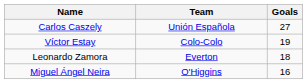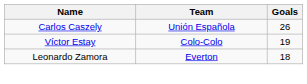(285, 27) 27 -> (285, 27) 26
- row: (70, 72)
